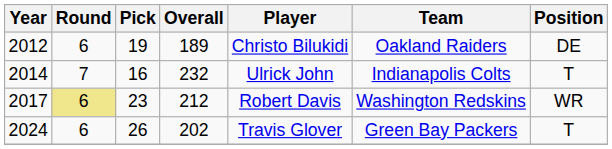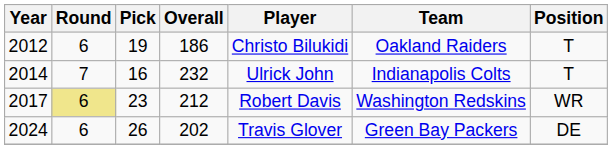(194, 46) 189 -> (194, 46) 186
(569, 46) DE -> (569, 46) T
(569, 130) T -> (569, 130) DE
